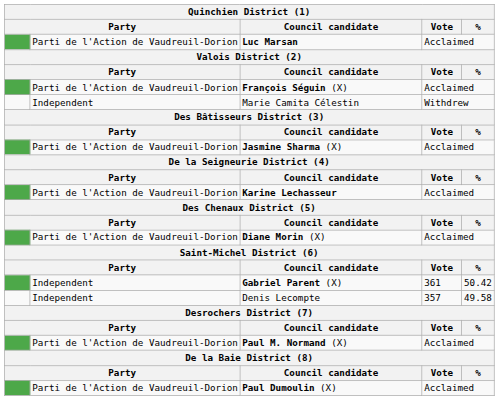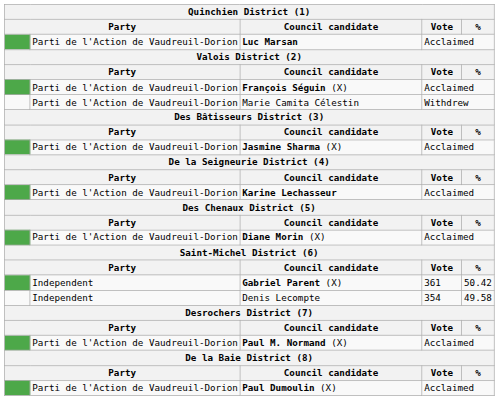(63, 102) Independent -> (135, 102) Parti de l'Action de Vaudreuil-Dorion
(432, 298) 357 -> (432, 298) 354
